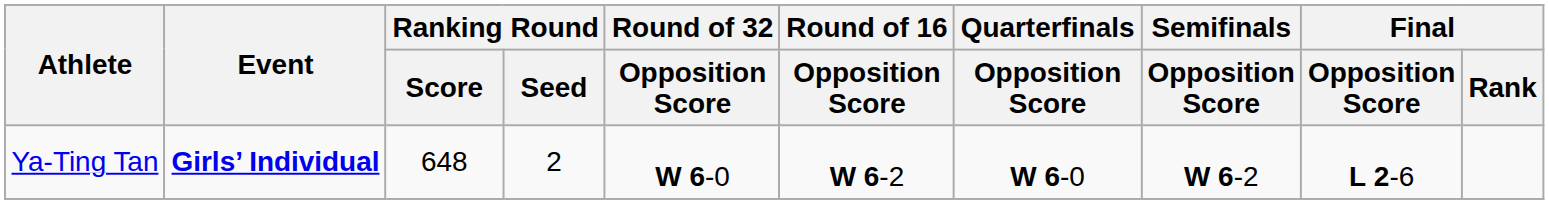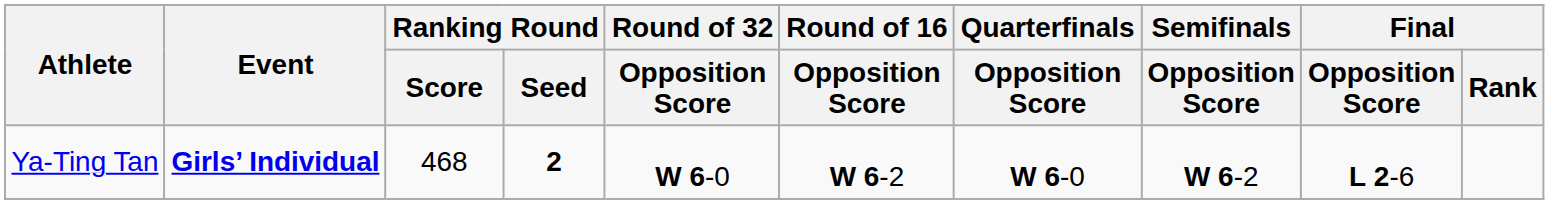(444, 162) 648 -> (444, 162) 468
(554, 162) normal -> (554, 162) bold
